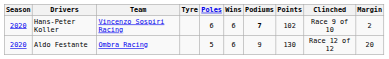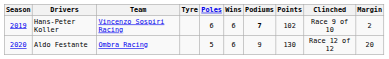(18, 26) 2020 -> (18, 26) 2019
